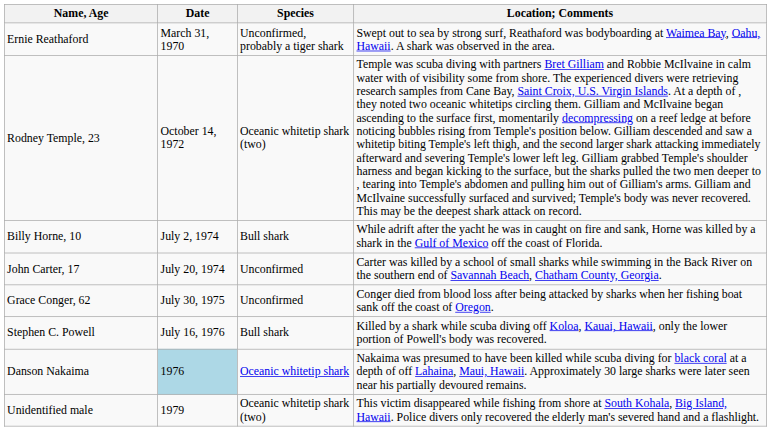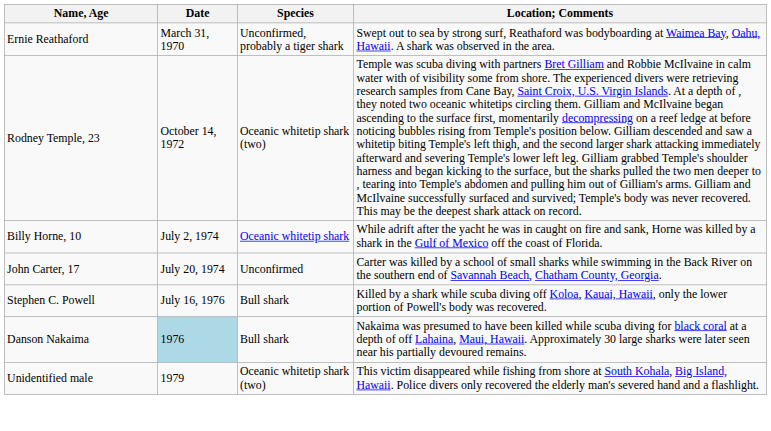(265, 236) Bull shark -> (295, 236) Oceanic whitetip shark
- row: (49, 300)
(295, 371) Oceanic whitetip shark -> (265, 339) Bull shark
